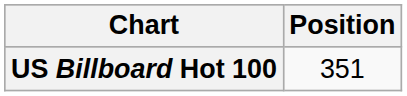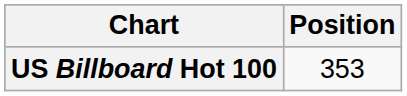(342, 68) 351 -> (342, 68) 353
